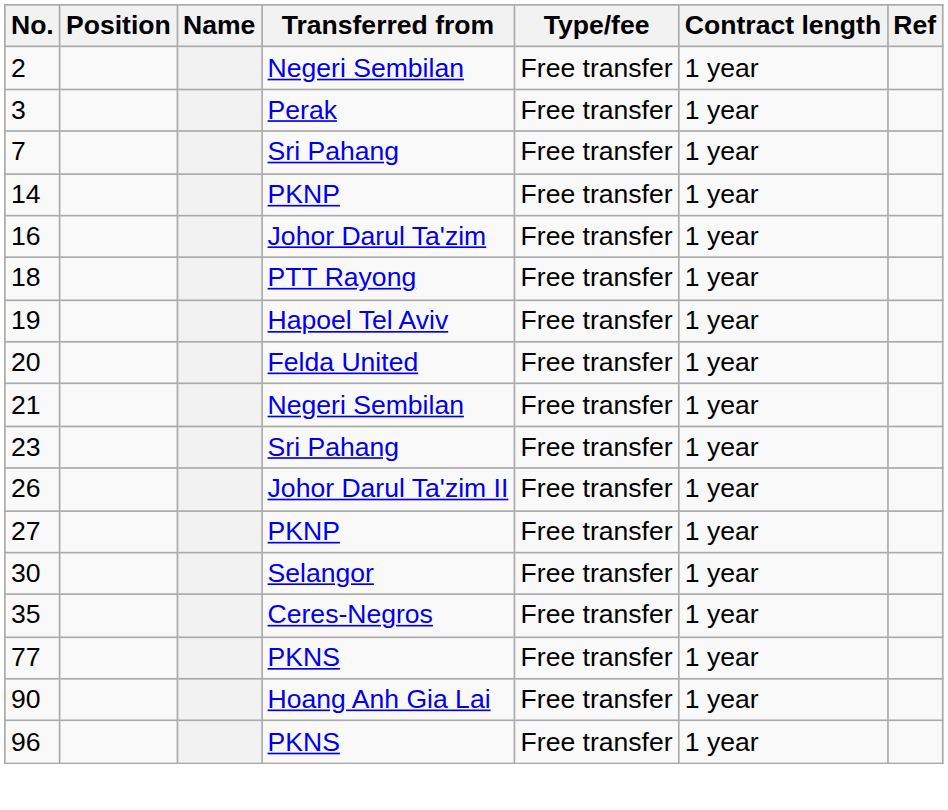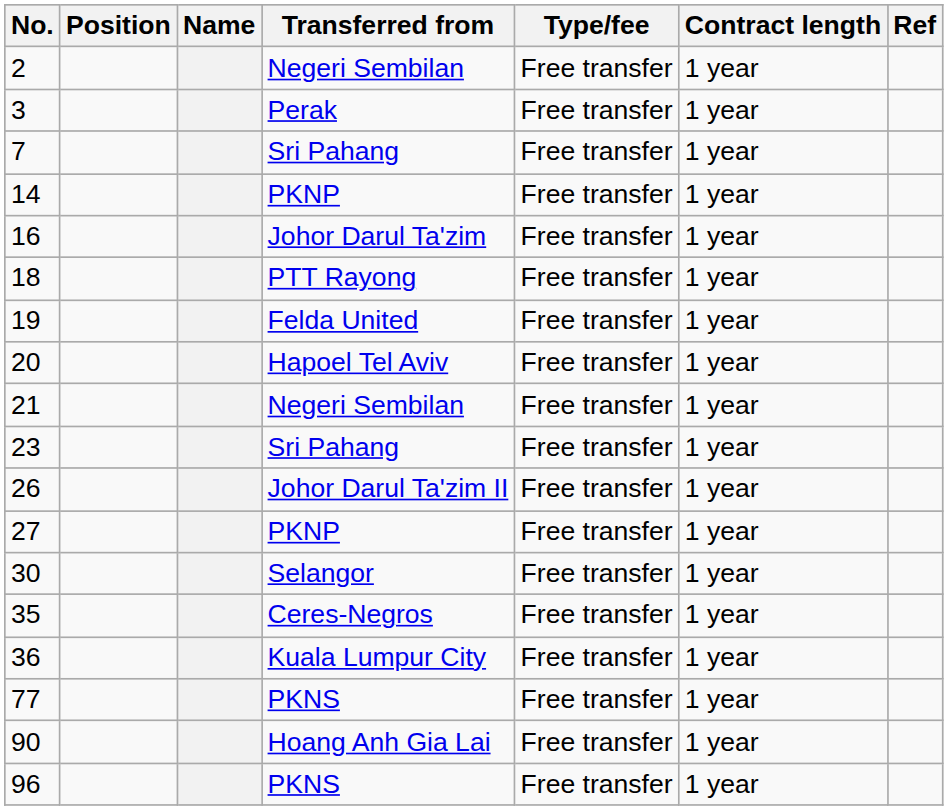(358, 320) Hapoel Tel Aviv -> (343, 320) Felda United
(343, 362) Felda United -> (358, 362) Hapoel Tel Aviv
+ row: (26, 657)
